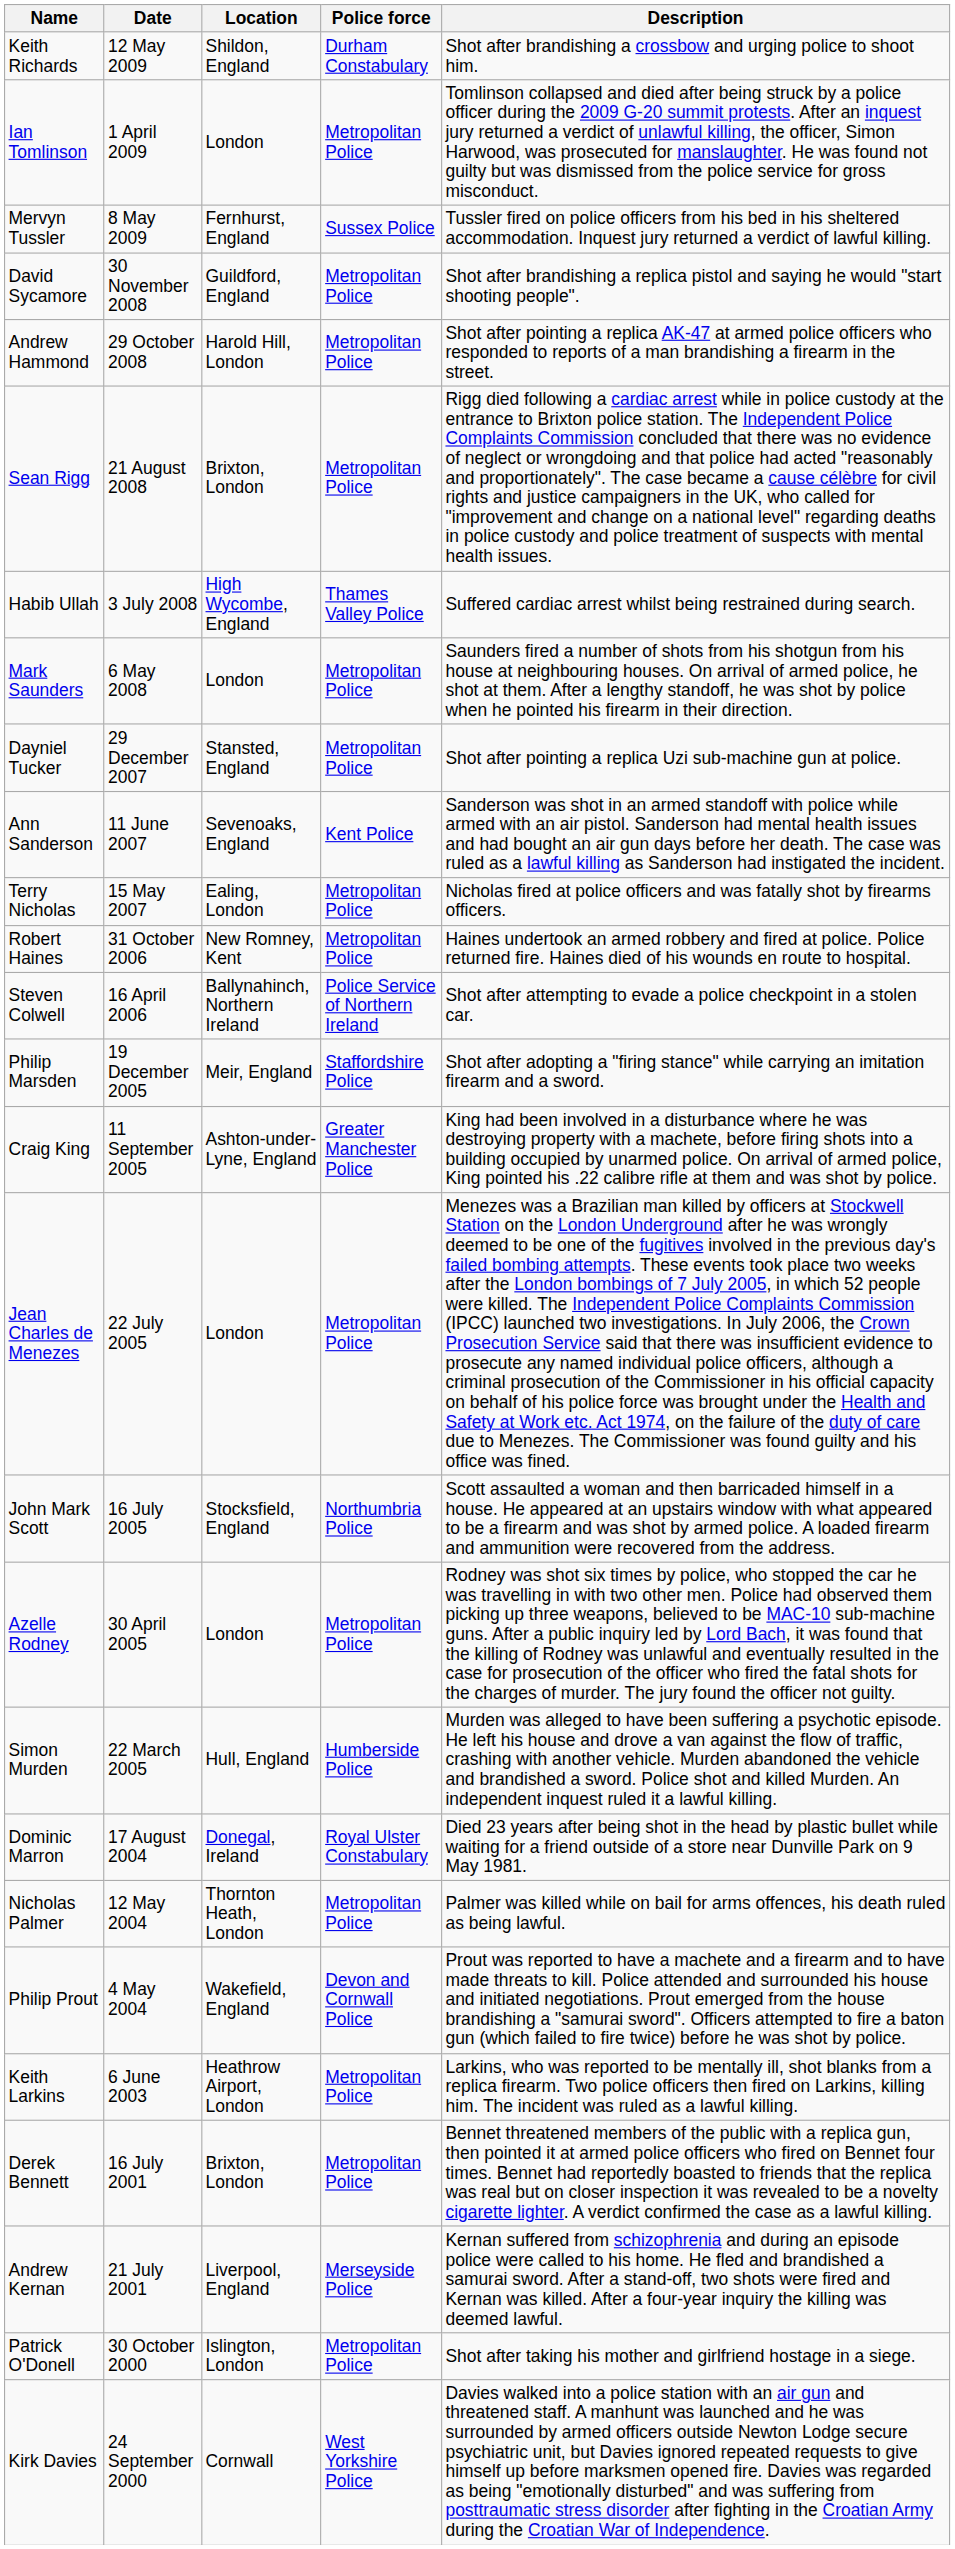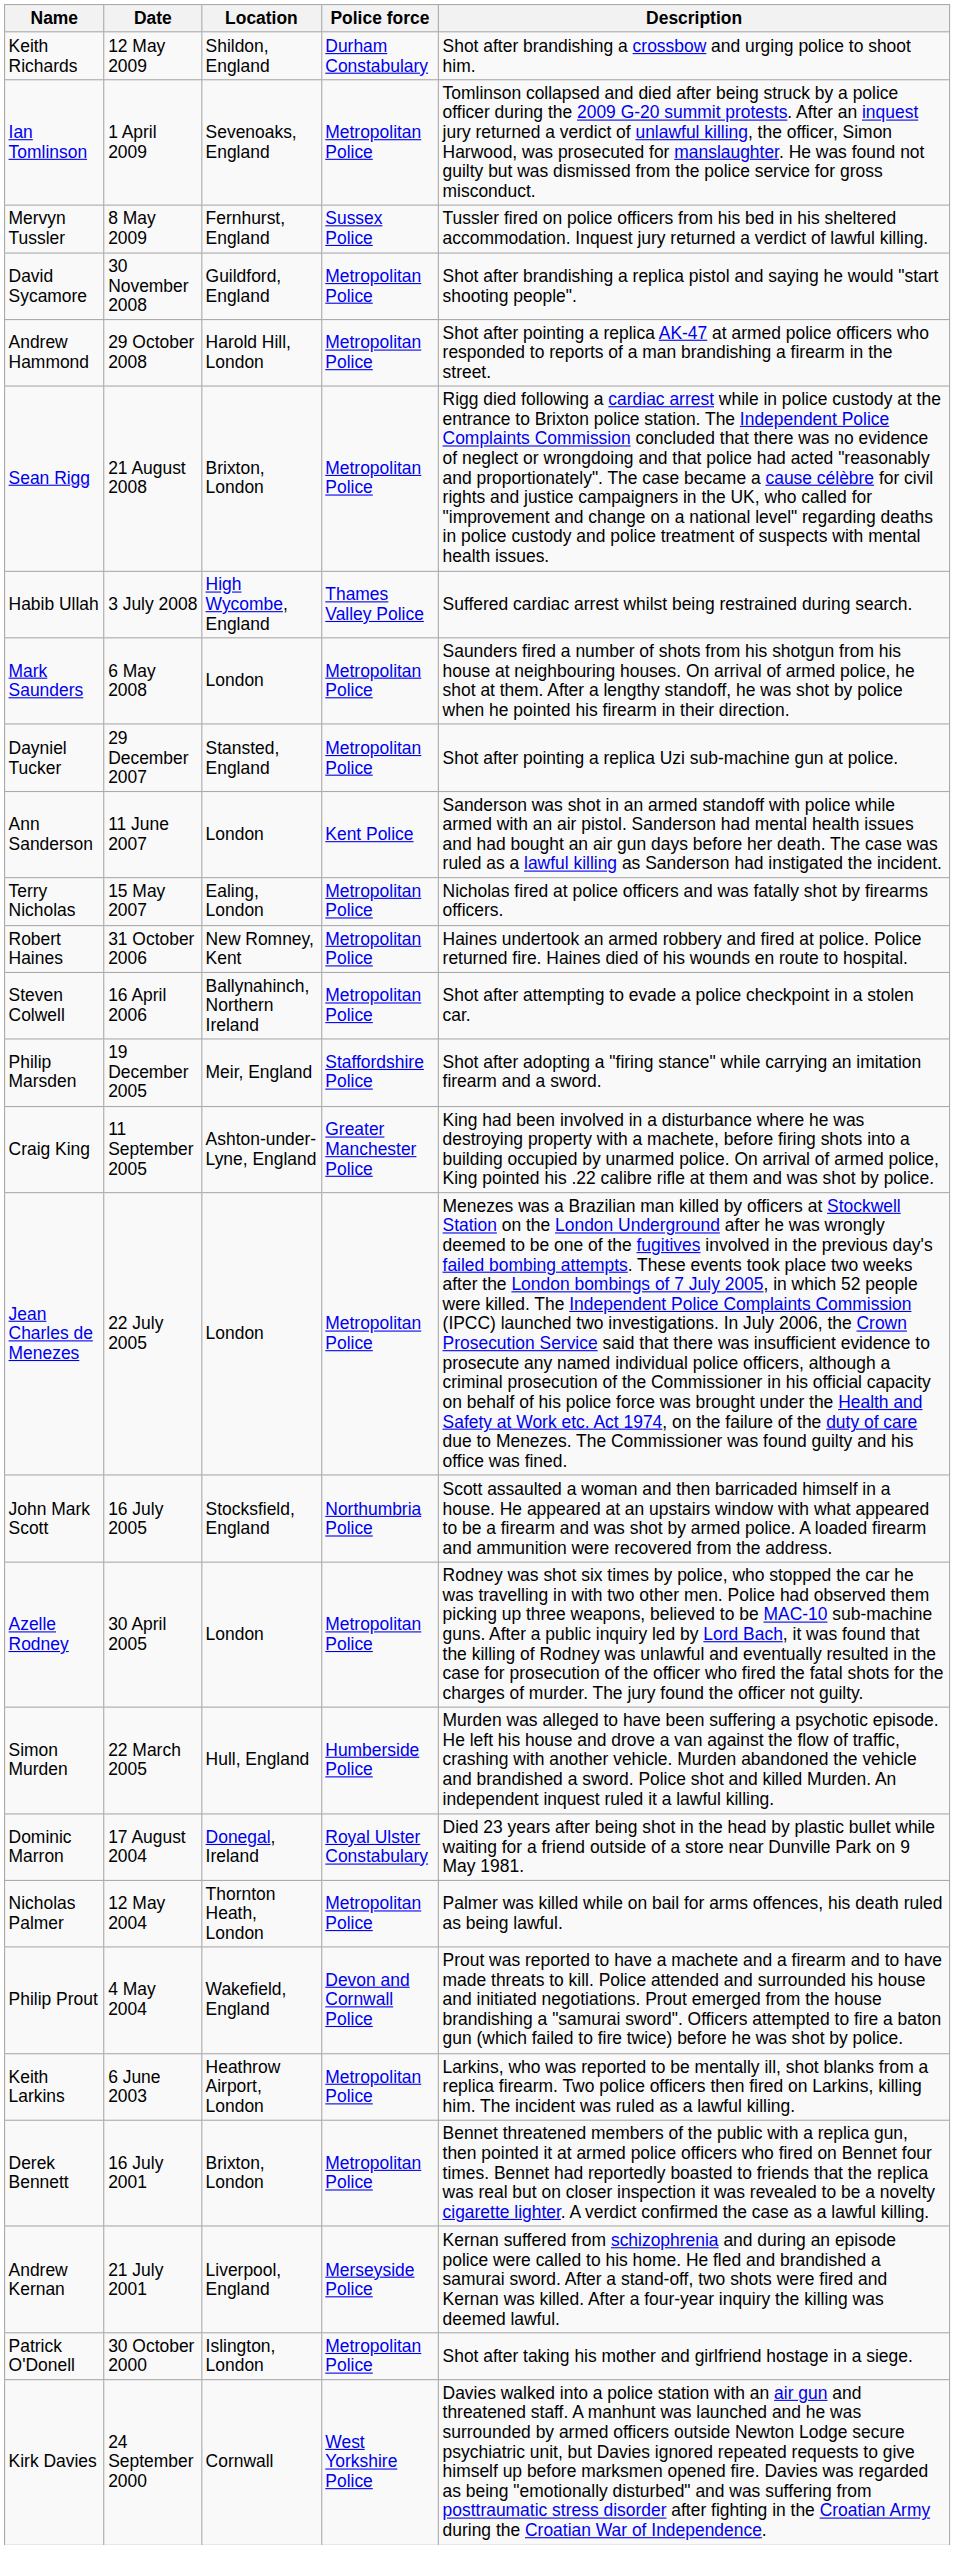(235, 142) London -> (251, 142) Sevenoaks, England
(251, 834) Sevenoaks, England -> (235, 834) London
(380, 1005) Police Service of Northern Ireland -> (373, 1005) Metropolitan Police
